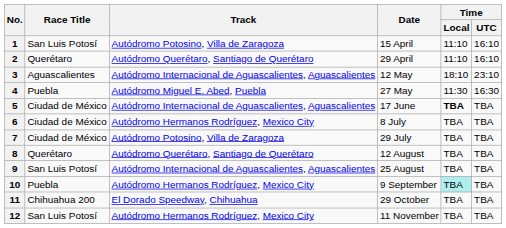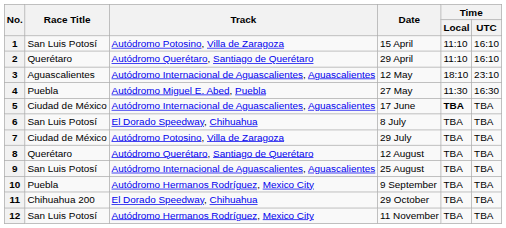(67, 121) Ciudad de México -> (62, 121) San Luis Potosí
(213, 121) Autódromo Hermanos Rodríguez, Mexico City -> (185, 121) El Dorado Speedway, Chihuahua
(453, 184) paleturquoise background -> (453, 184) no background
